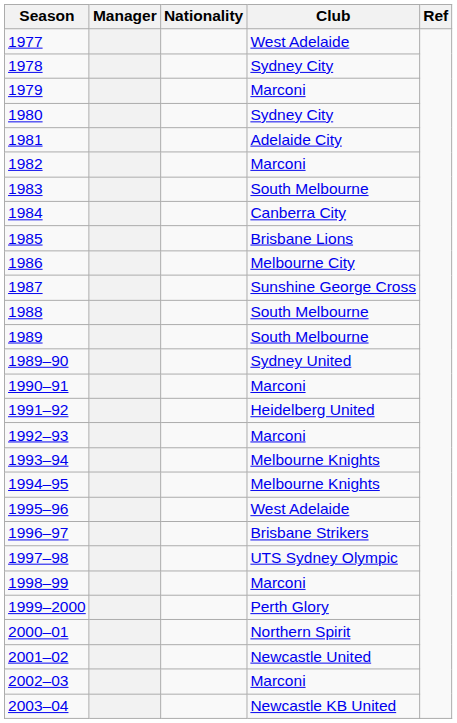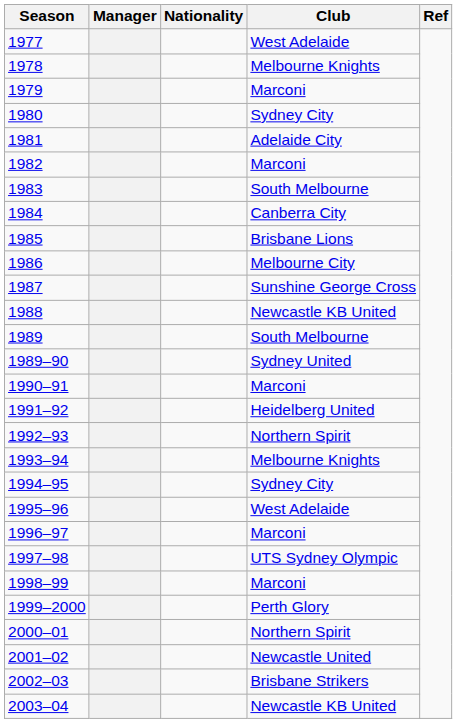(292, 66) Sydney City -> (315, 66) Melbourne Knights
(309, 312) South Melbourne -> (323, 312) Newcastle KB United
(278, 435) Marconi -> (300, 435) Northern Spirit
(315, 484) Melbourne Knights -> (292, 484) Sydney City
(309, 533) Brisbane Strikers -> (278, 533) Marconi
(278, 681) Marconi -> (309, 681) Brisbane Strikers
